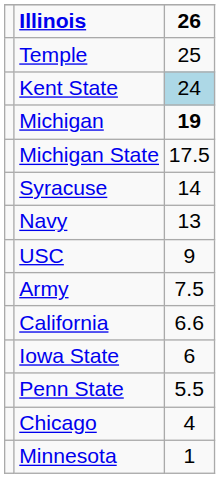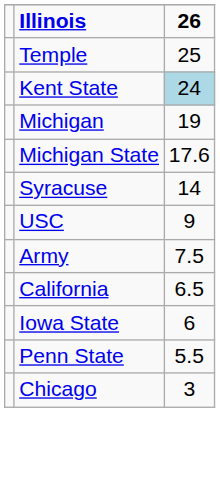(189, 121) bold -> (189, 121) normal
(189, 155) 17.5 -> (189, 155) 17.6
- row: (43, 222)
(189, 322) 6.6 -> (189, 289) 6.5
(189, 423) 4 -> (189, 389) 3
- row: (68, 456)
